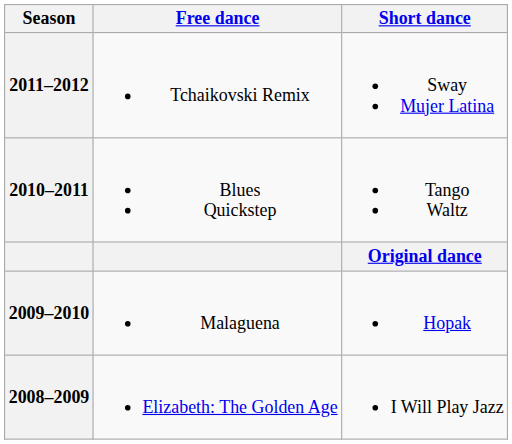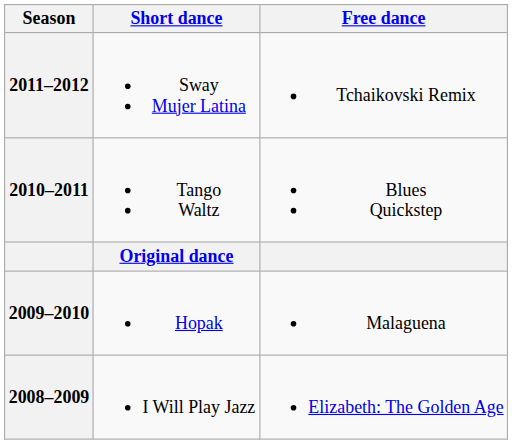columns swapped: (425, 18) <-> (218, 18)
